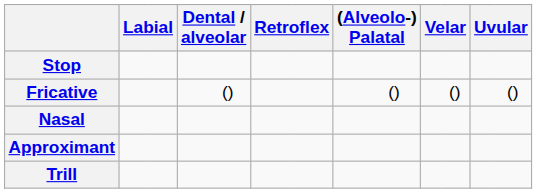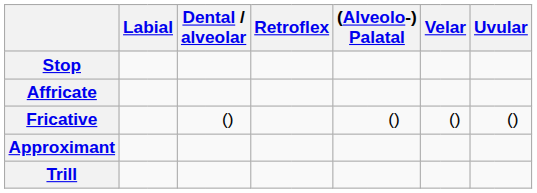+ row: (62, 92)
- row: (62, 119)
